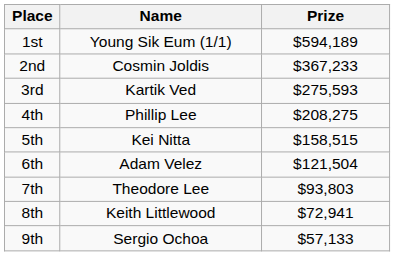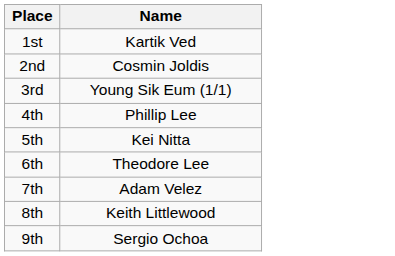- column: (325, 16)
(161, 41) Young Sik Eum (1/1) -> (161, 41) Kartik Ved
(161, 90) Kartik Ved -> (161, 90) Young Sik Eum (1/1)
(161, 164) Adam Velez -> (161, 164) Theodore Lee
(161, 189) Theodore Lee -> (161, 189) Adam Velez
